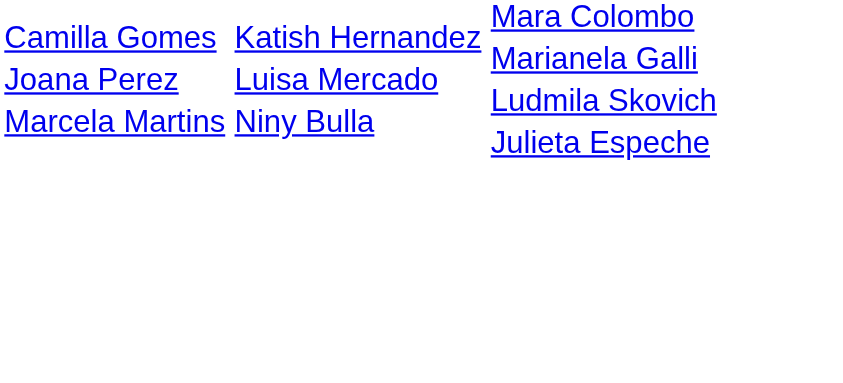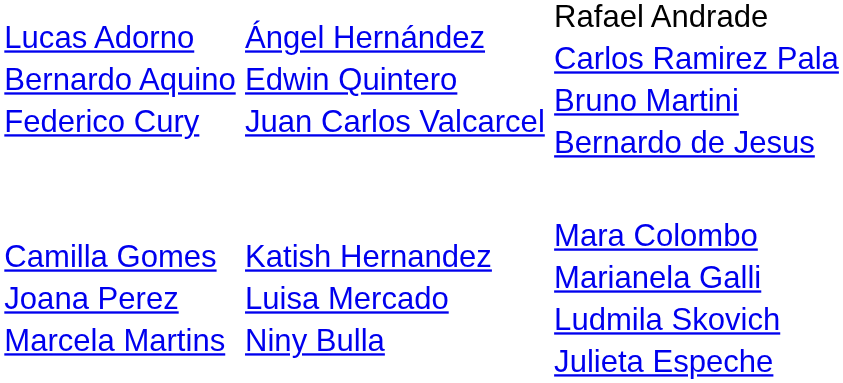+ row: (120, 79)
